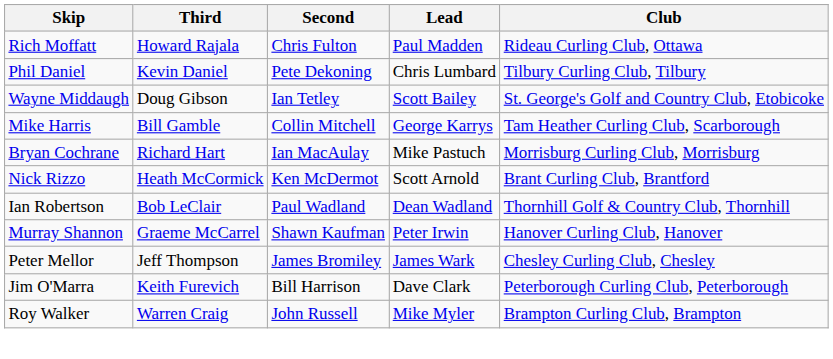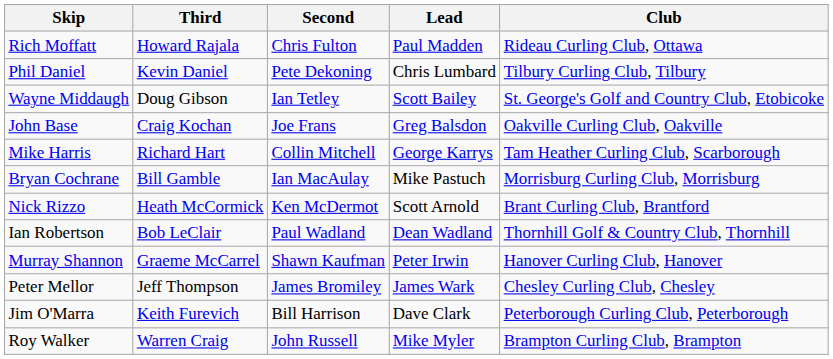+ row: (43, 125)
(179, 125) Bill Gamble -> (181, 152) Richard Hart
(181, 152) Richard Hart -> (179, 179) Bill Gamble
